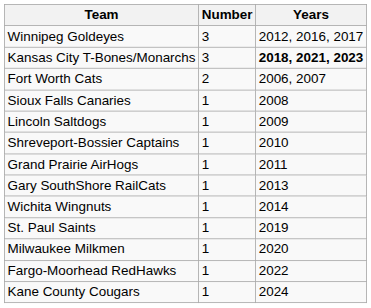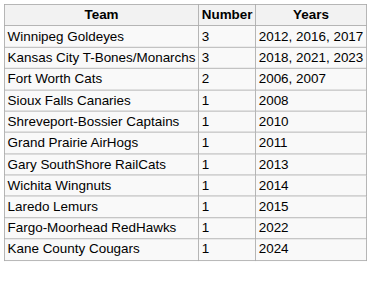(311, 57) bold -> (311, 57) normal
- row: (57, 121)
+ row: (53, 206)
- row: (52, 228)
- row: (66, 249)
